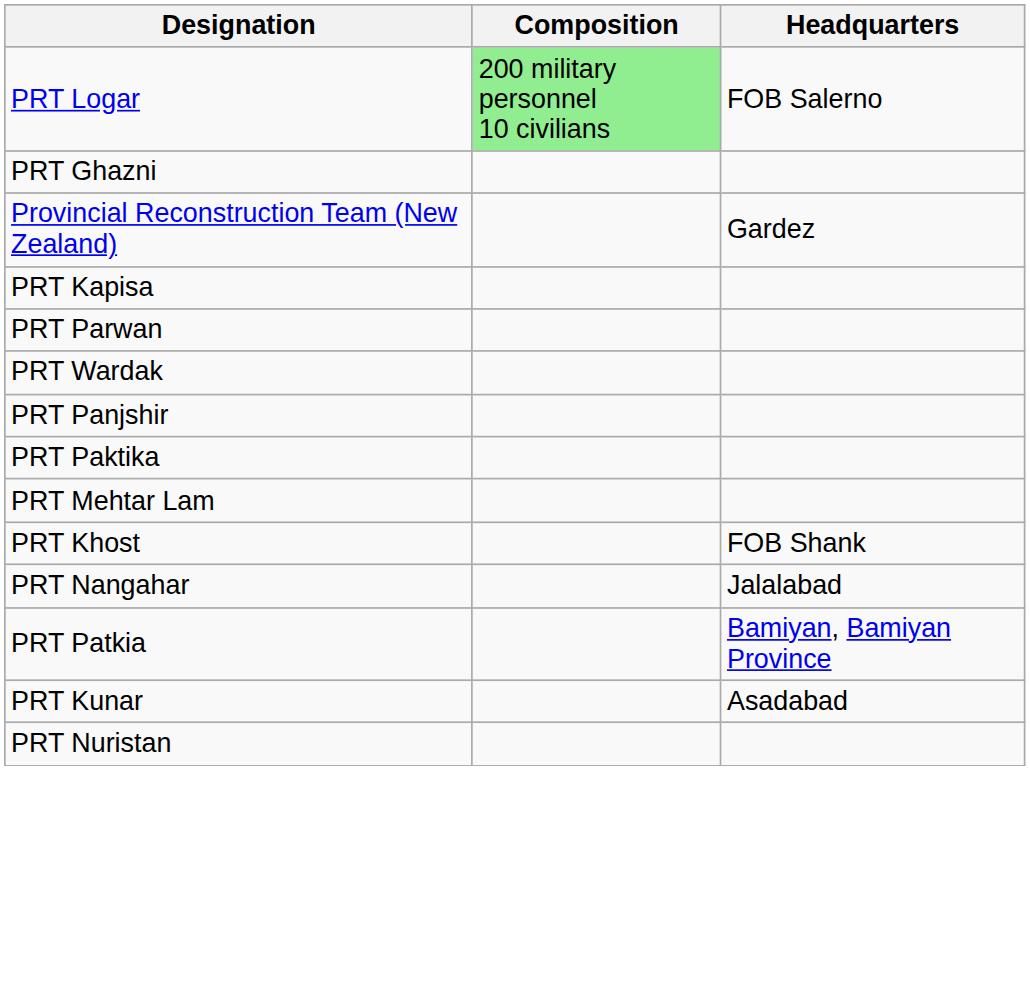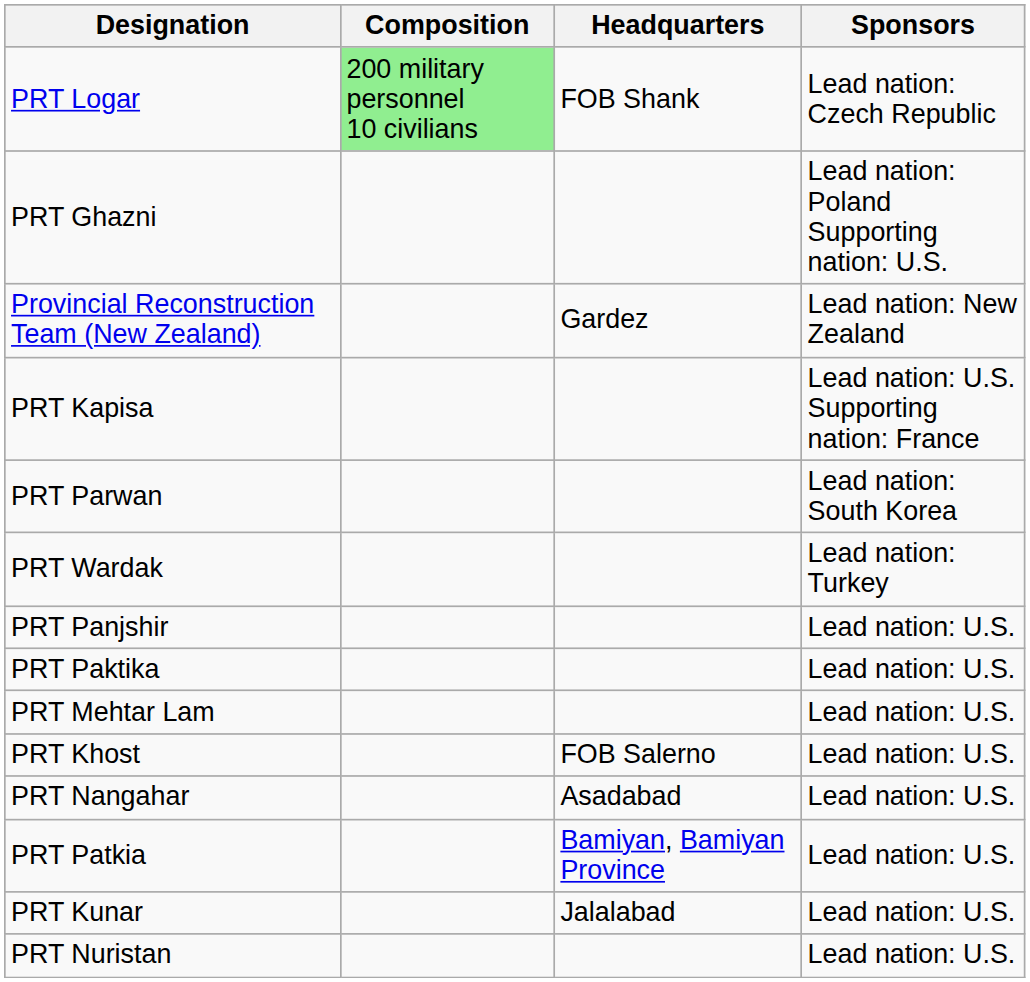+ column: (913, 25)
(805, 98) FOB Salerno -> (630, 98) FOB Shank
(796, 542) FOB Shank -> (638, 754) FOB Salerno
(784, 585) Jalalabad -> (621, 797) Asadabad
(787, 700) Asadabad -> (618, 912) Jalalabad
